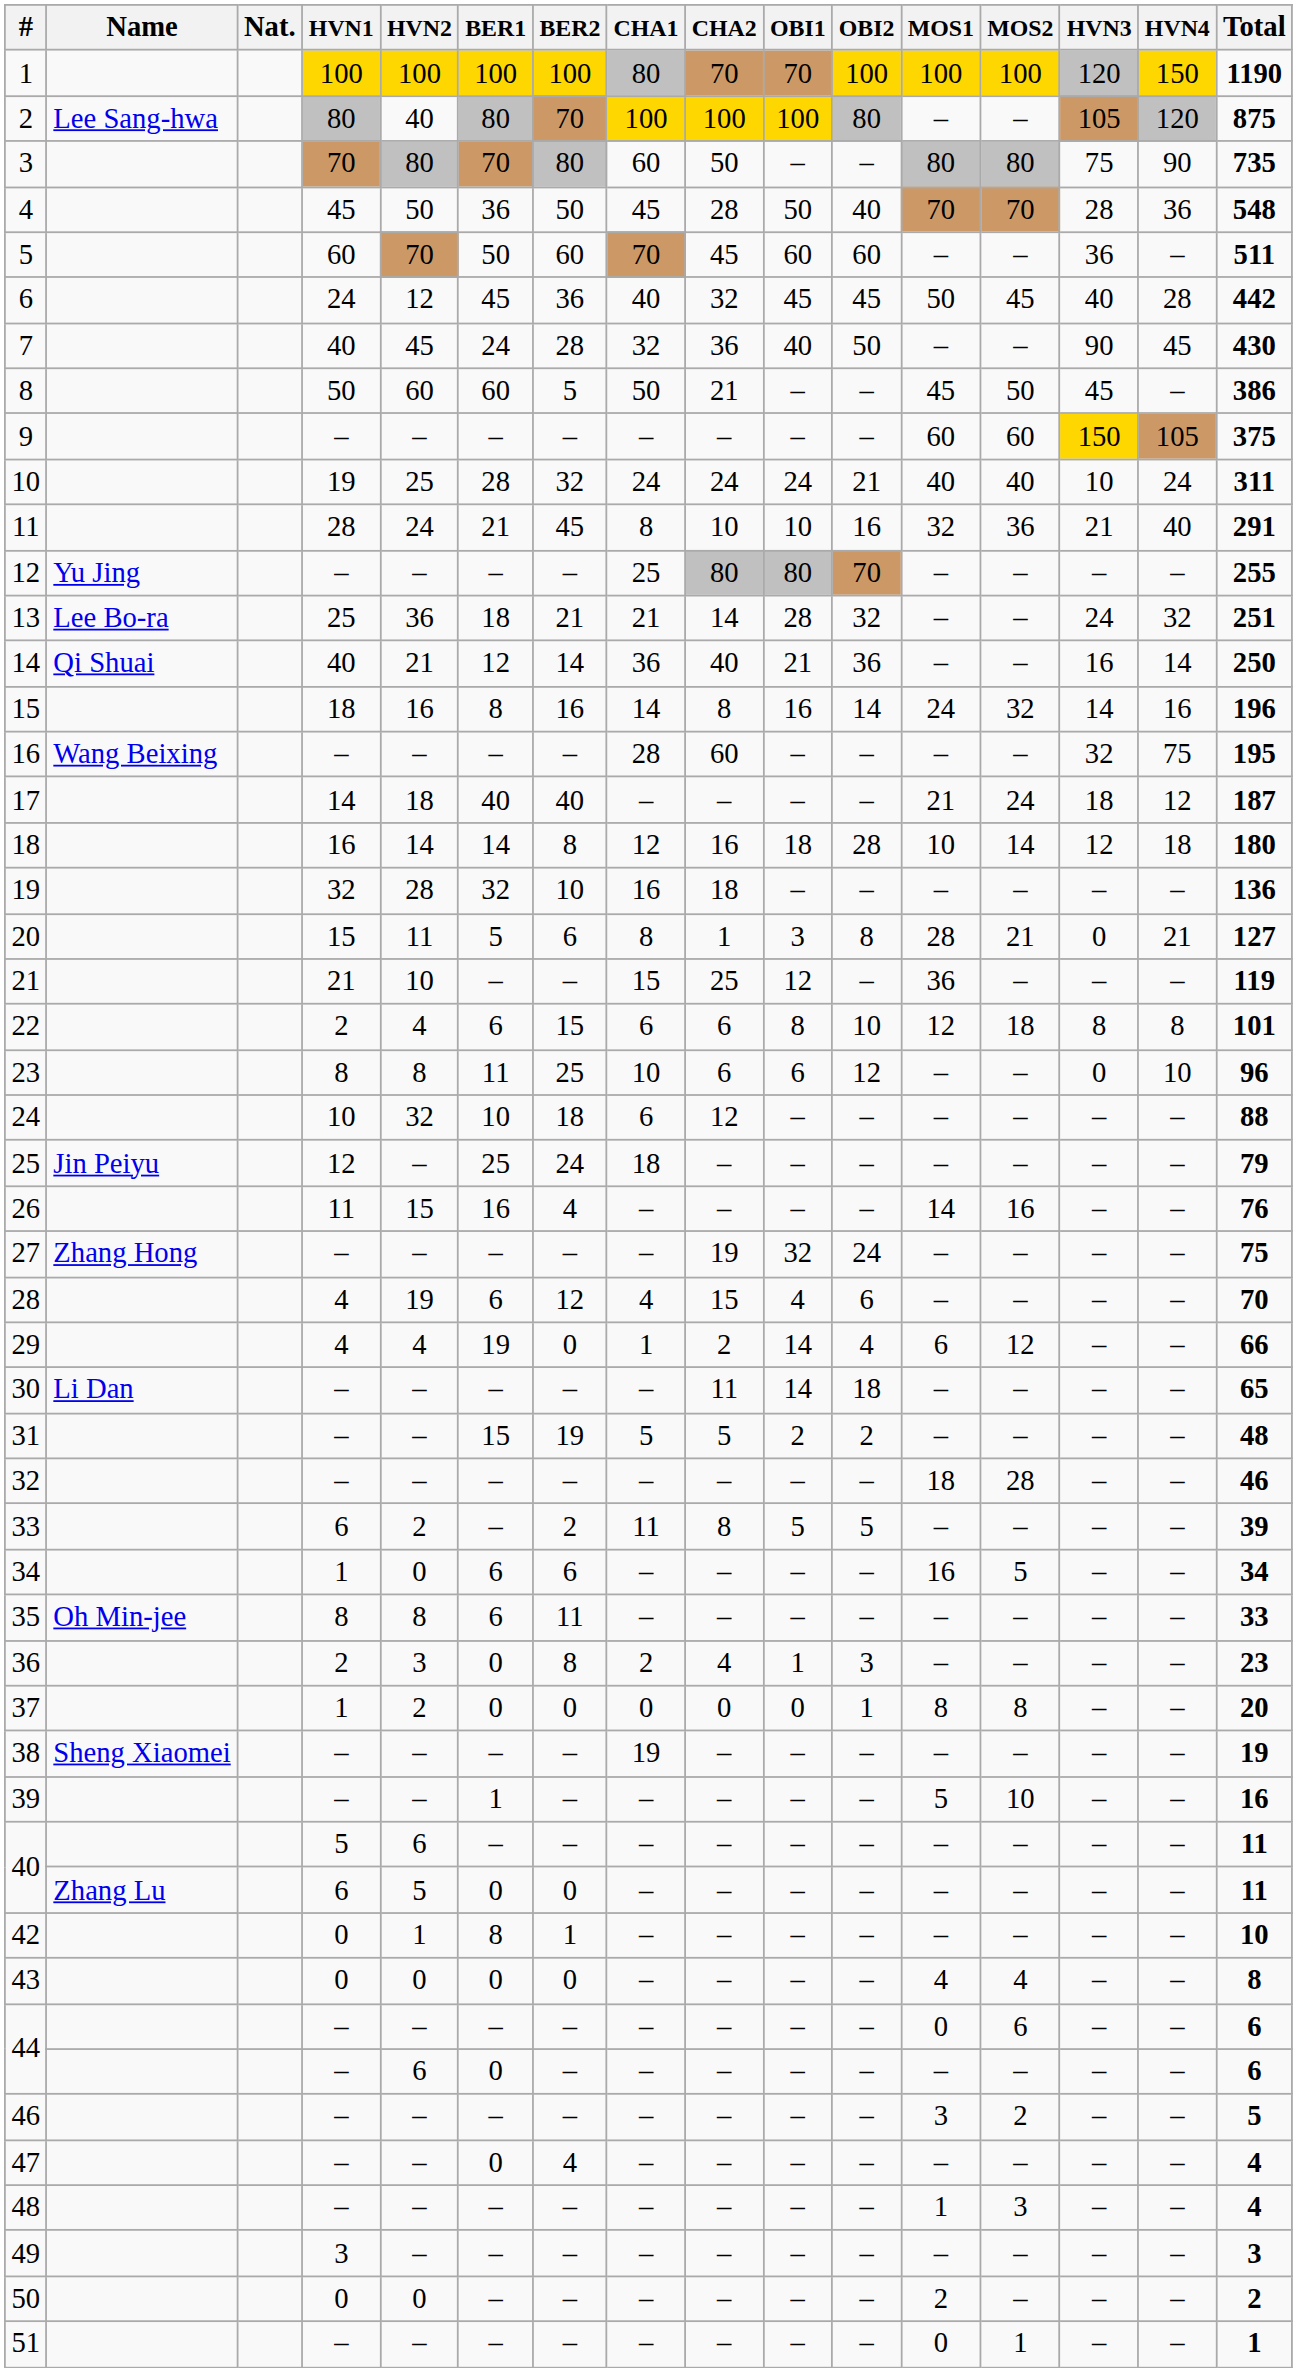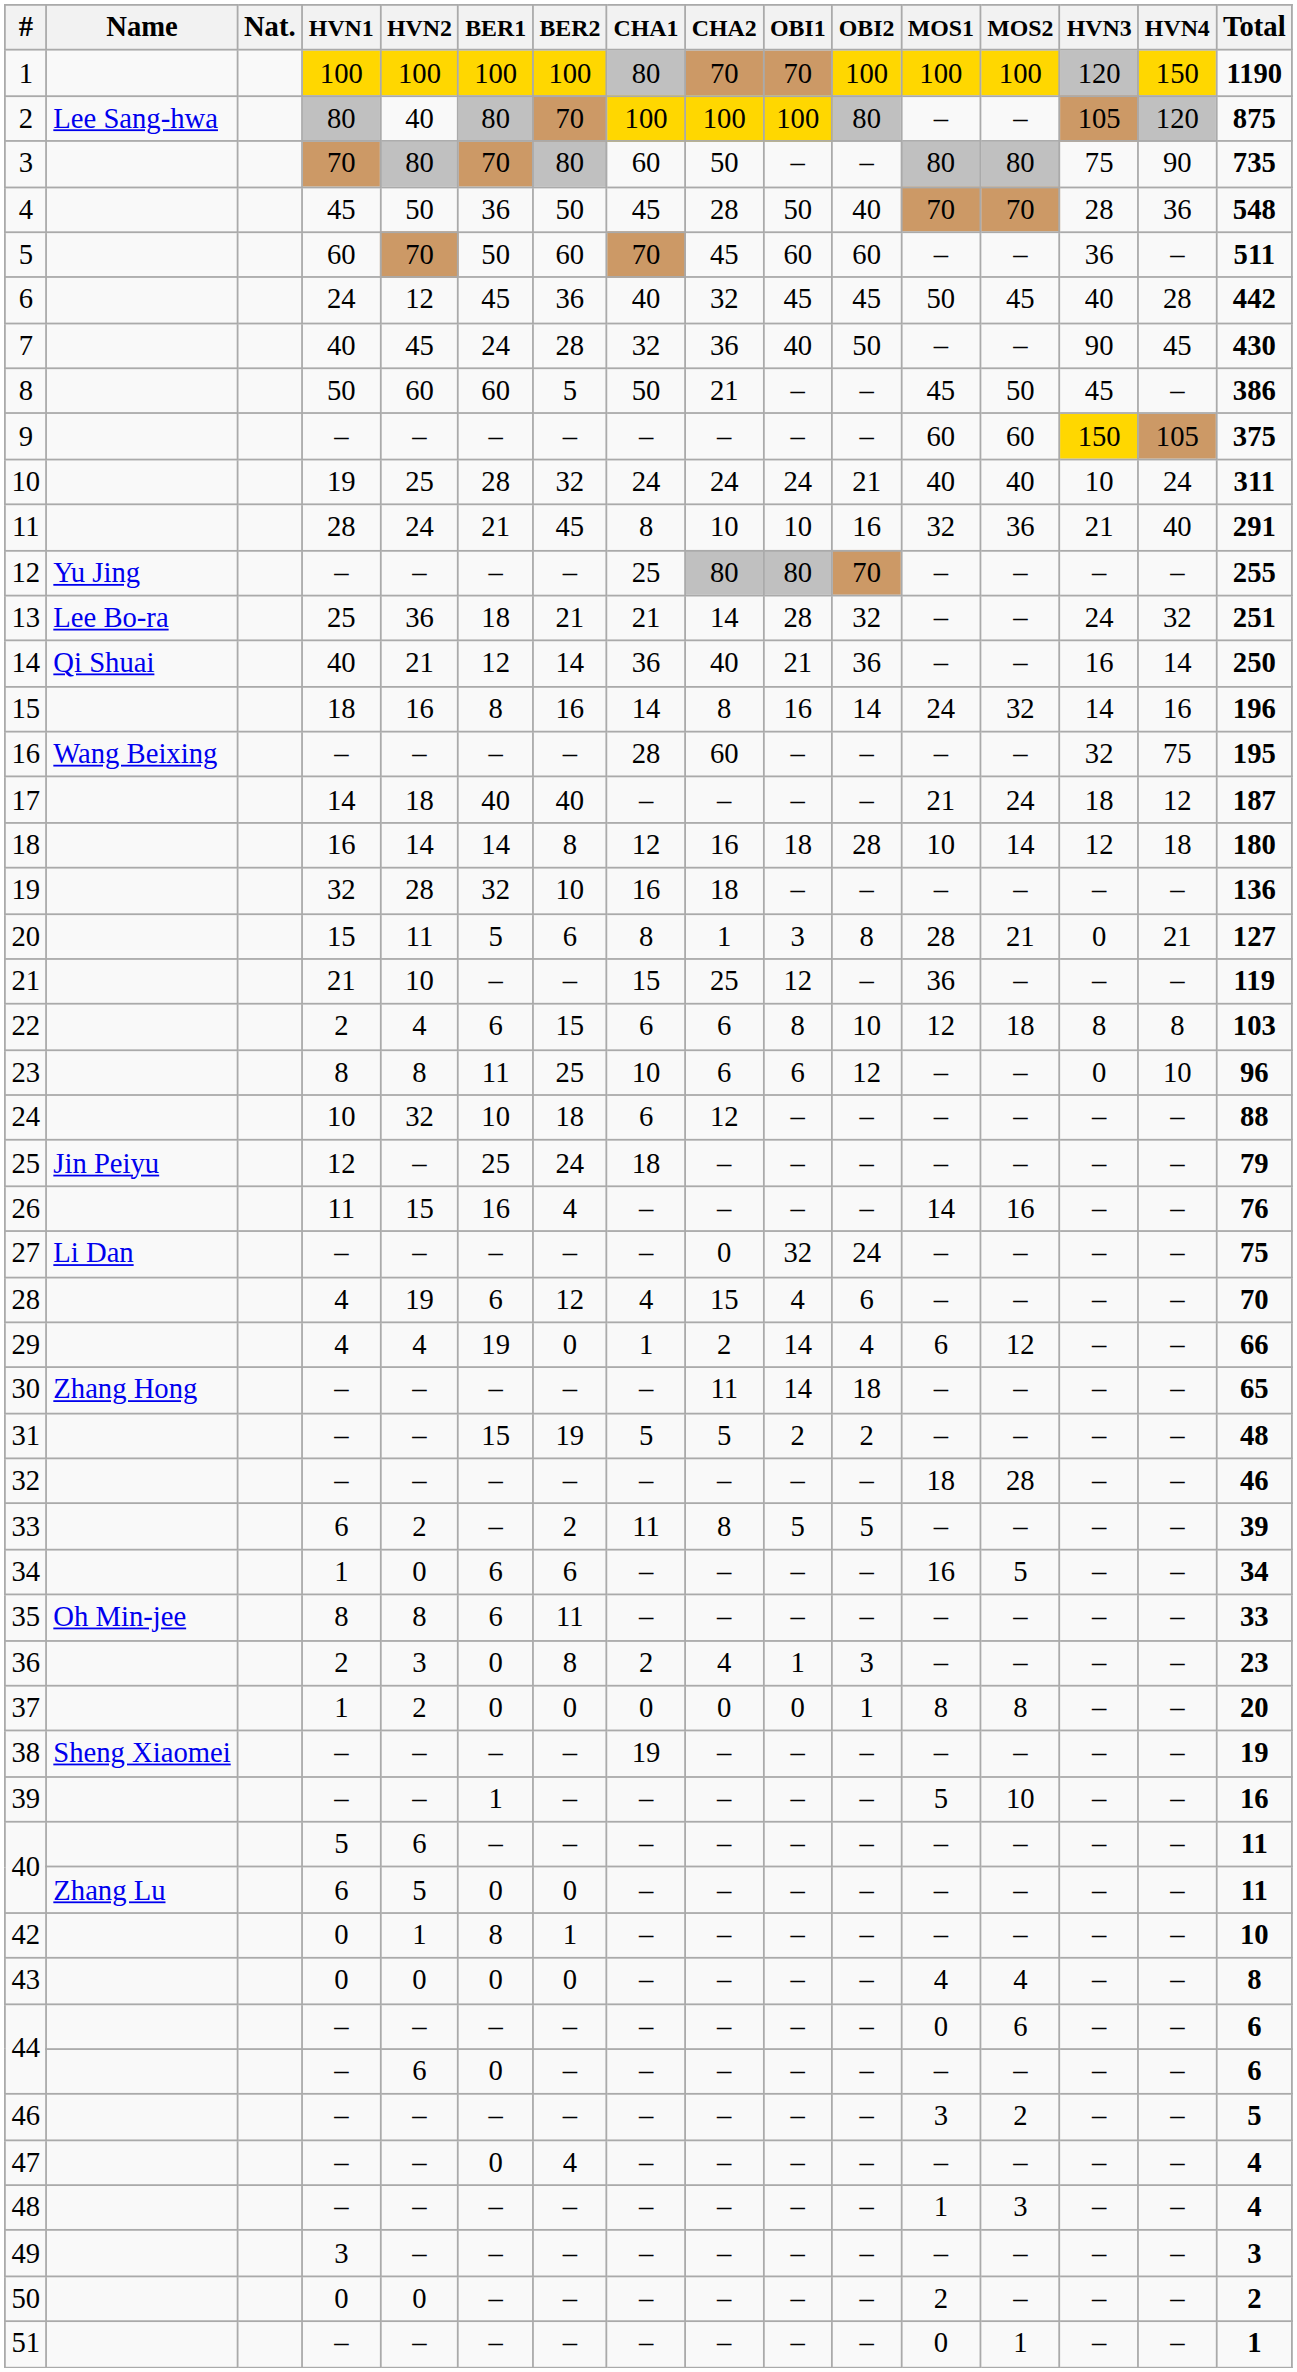(1254, 1026) 101 -> (1254, 1026) 103
(125, 1253) Zhang Hong -> (93, 1253) Li Dan
(724, 1253) 19 -> (724, 1253) 0
(93, 1389) Li Dan -> (125, 1389) Zhang Hong
